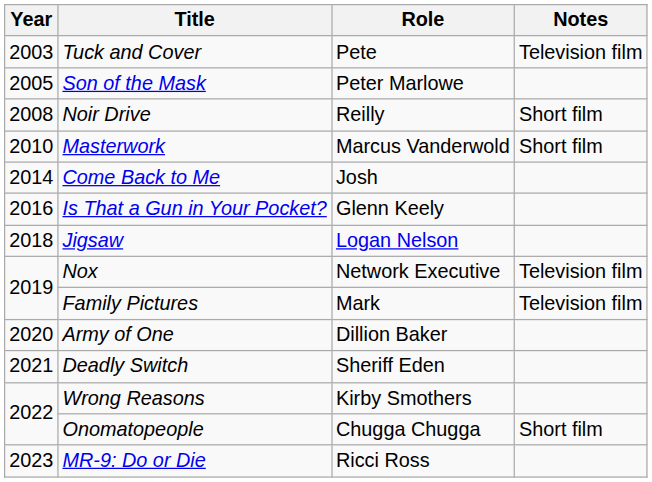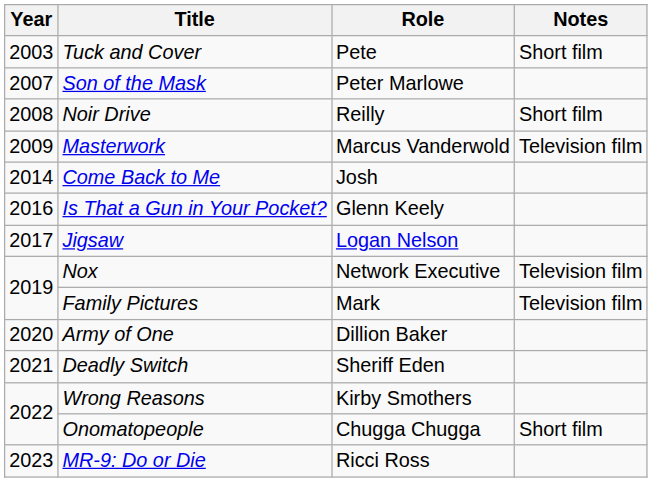(581, 51) Television film -> (561, 51) Short film
(31, 83) 2005 -> (31, 83) 2007
(31, 146) 2010 -> (31, 146) 2009
(561, 146) Short film -> (581, 146) Television film
(31, 240) 2018 -> (31, 240) 2017
